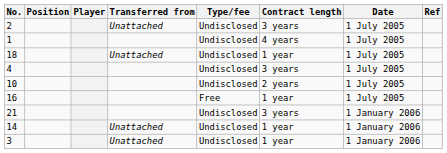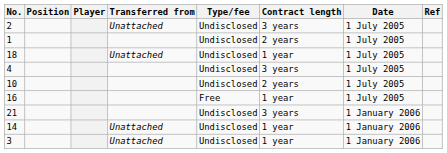(280, 40) 4 years -> (280, 40) 2 years
